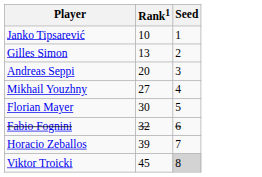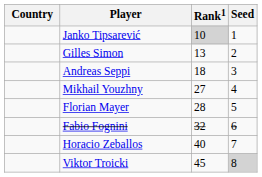+ column: (32, 15)
(144, 35) no background -> (200, 35) lightgrey background
(144, 71) 20 -> (200, 71) 18
(144, 108) 30 -> (200, 108) 28
(144, 144) 39 -> (200, 144) 40
